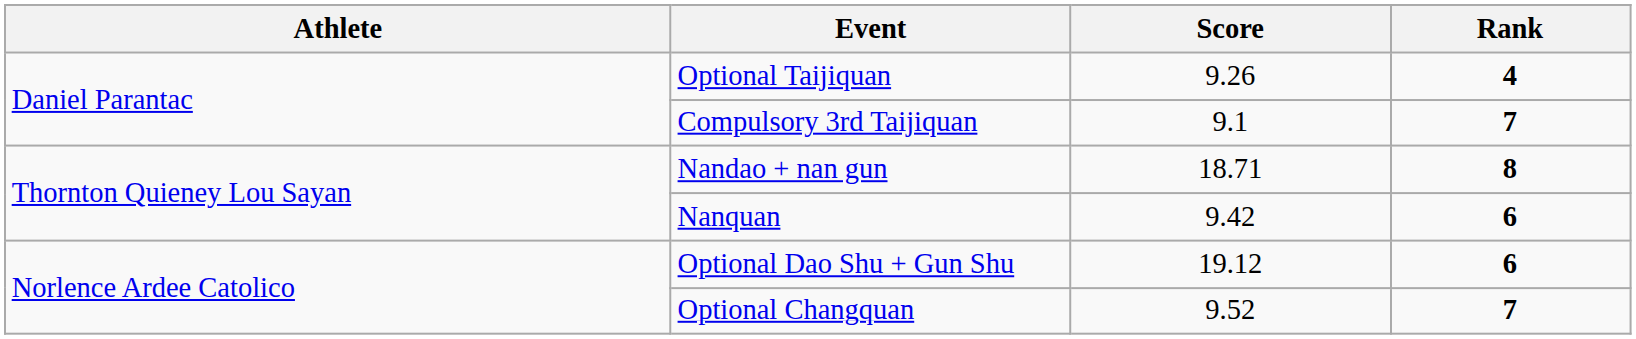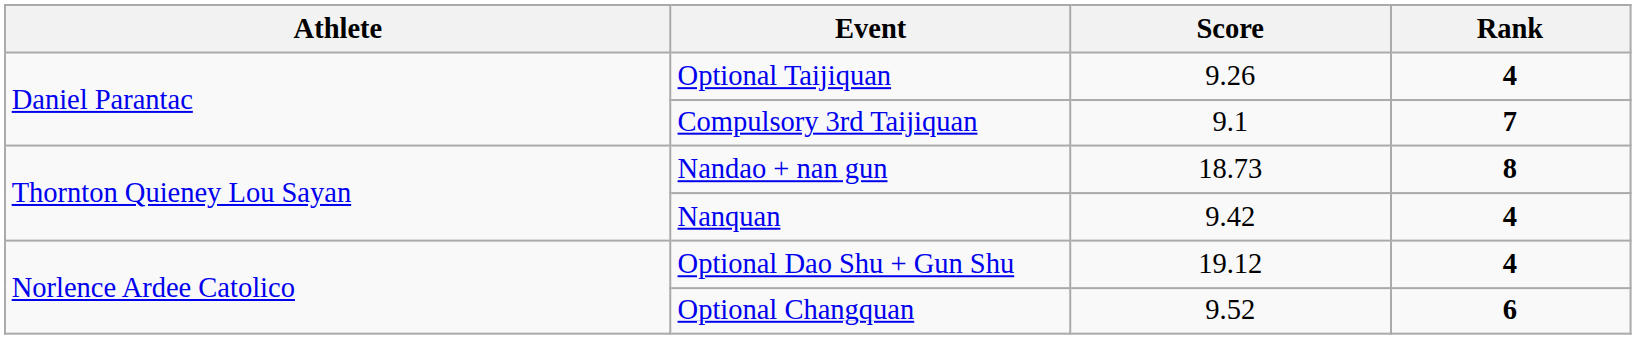(1230, 169) 18.71 -> (1230, 169) 18.73
(1510, 216) 6 -> (1510, 216) 4
(1510, 263) 6 -> (1510, 263) 4
(1510, 310) 7 -> (1510, 310) 6
